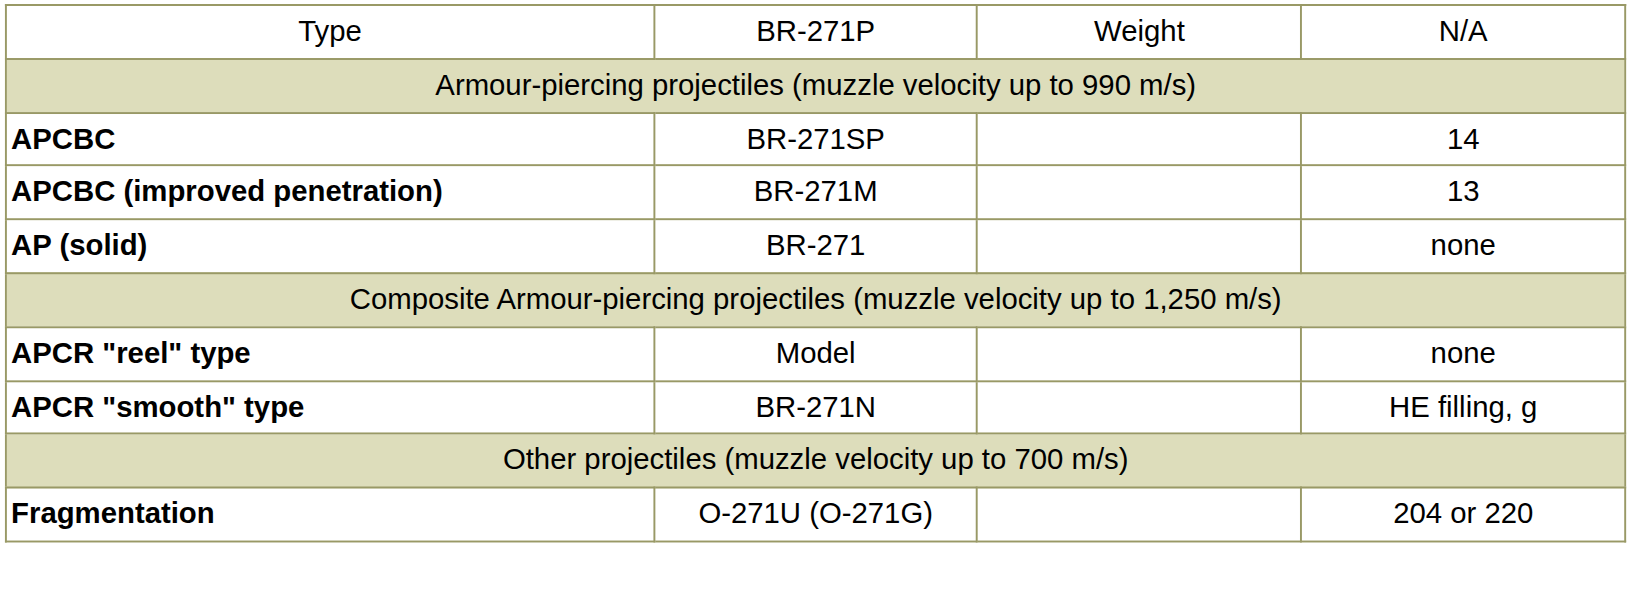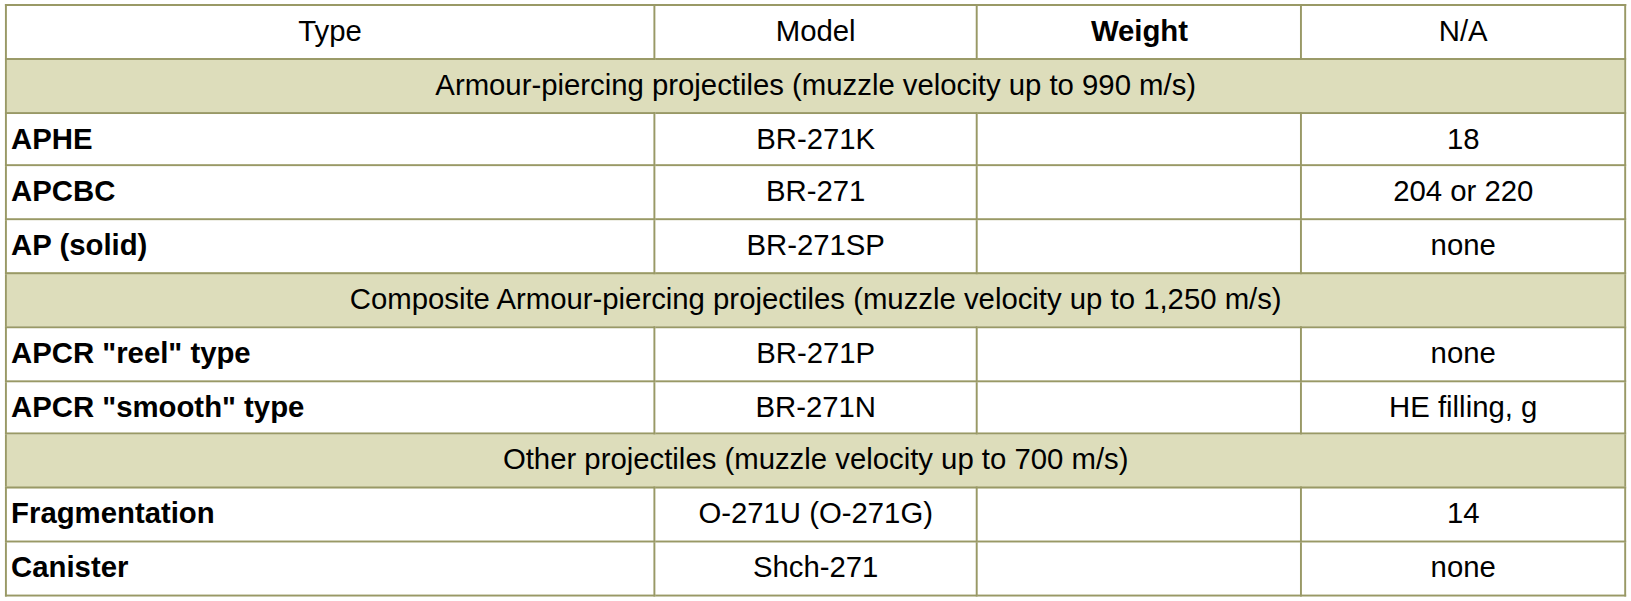(816, 30) BR-271P -> (816, 30) Model
(1139, 30) normal -> (1139, 30) bold
+ row: (52, 137)
(816, 137) BR-271SP -> (816, 191) BR-271
(1463, 137) 14 -> (1463, 191) 204 or 220
- row: (227, 191)
(816, 245) BR-271 -> (816, 245) BR-271SP
(816, 352) Model -> (816, 352) BR-271P
(1463, 513) 204 or 220 -> (1463, 513) 14
+ row: (70, 567)
